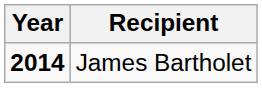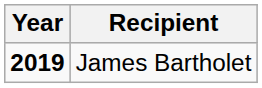(37, 62) 2014 -> (37, 62) 2019
